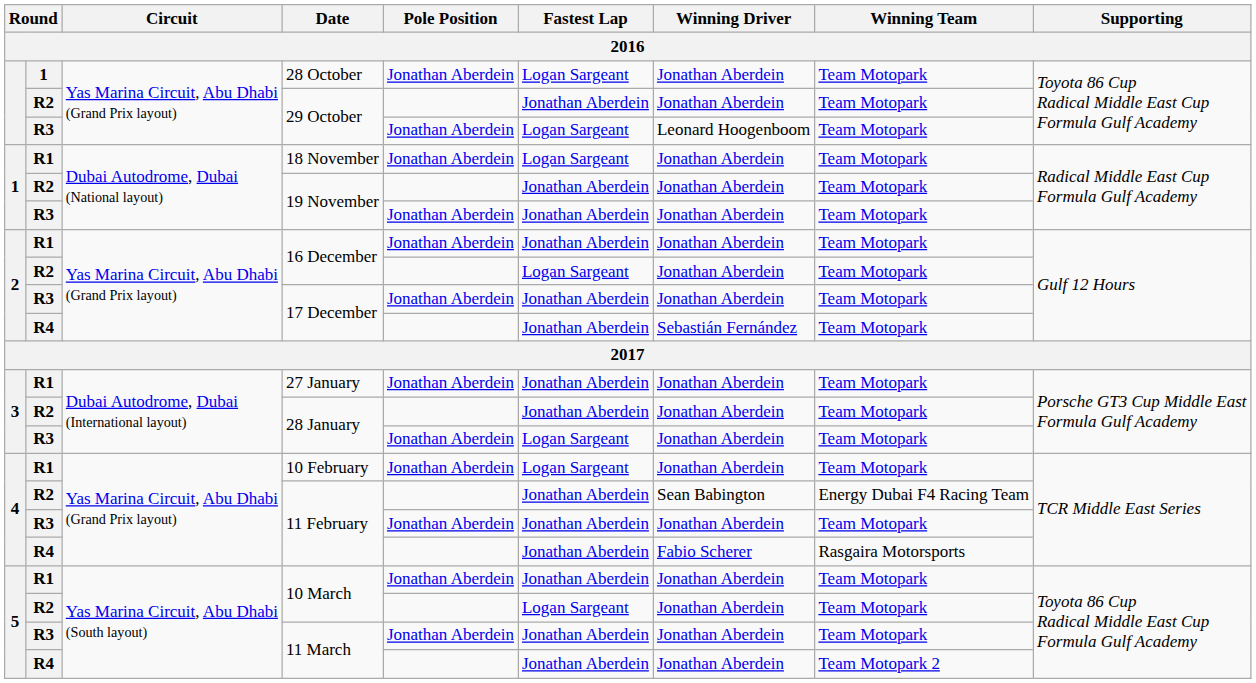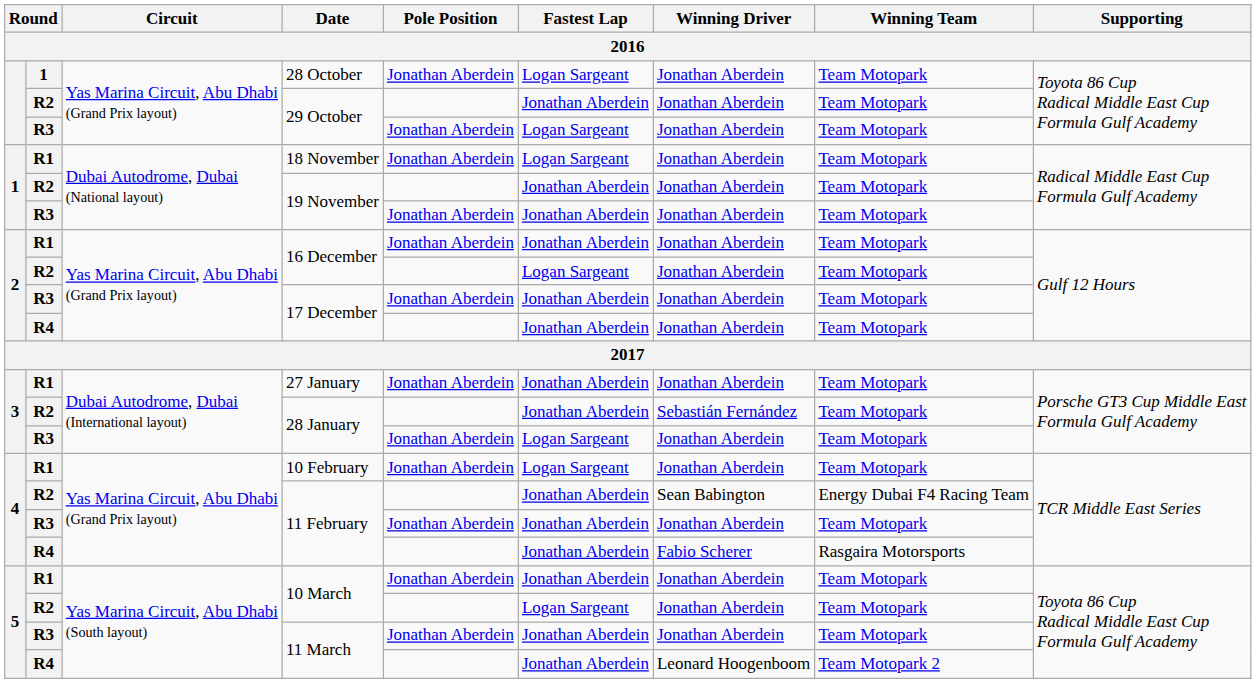(734, 130) Leonard Hoogenboom -> (720, 130) Jonathan Aberdein
(727, 326) Sebastián Fernández -> (720, 326) Jonathan Aberdein
(720, 410) Jonathan Aberdein -> (727, 410) Sebastián Fernández
(720, 663) Jonathan Aberdein -> (734, 663) Leonard Hoogenboom
